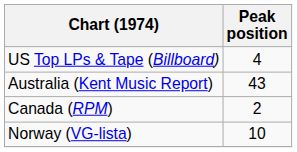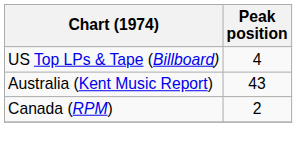- row: (70, 134)
